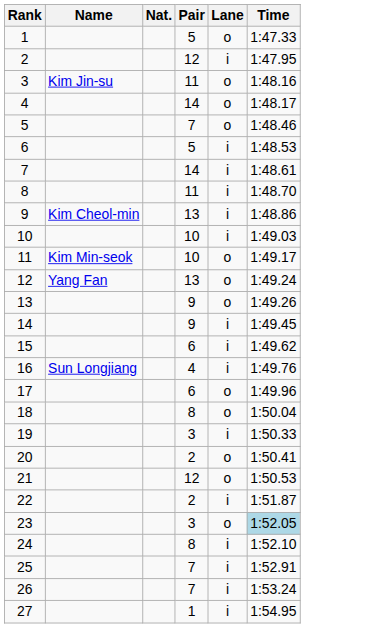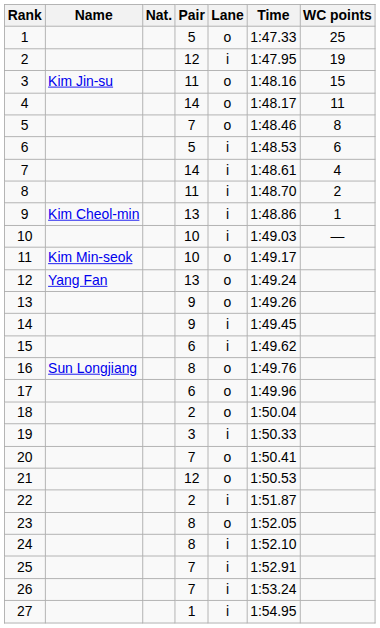+ column: (337, 15)
(192, 368) 4 -> (192, 368) 8
(227, 368) i -> (227, 368) o
(192, 412) 8 -> (192, 412) 2
(192, 457) 2 -> (192, 457) 7
(192, 523) 3 -> (192, 523) 8
(273, 523) lightblue background -> (273, 523) no background
